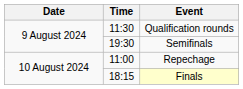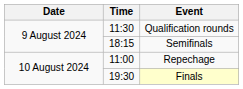(122, 44) 19:30 -> (122, 44) 18:15
(122, 76) 18:15 -> (122, 76) 19:30
